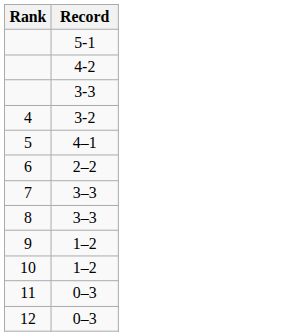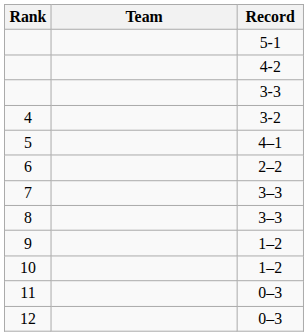+ column: (144, 17)
